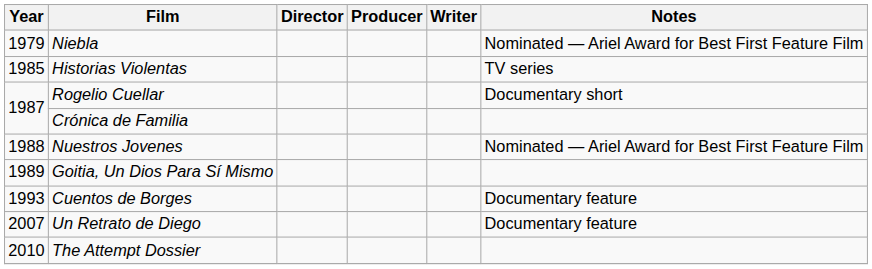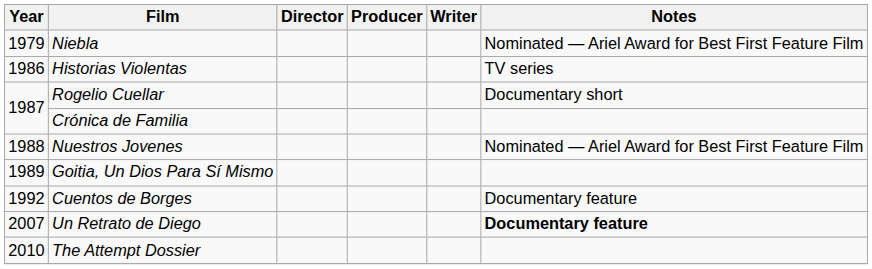(26, 69) 1985 -> (26, 69) 1986
(26, 198) 1993 -> (26, 198) 1992
(561, 224) normal -> (566, 224) bold
